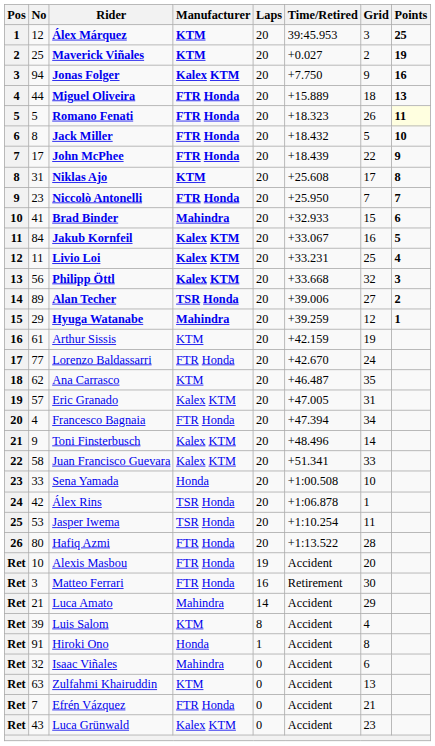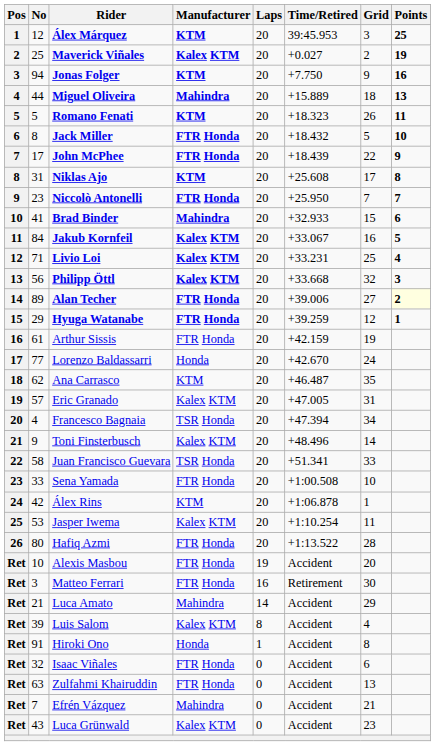(191, 55) KTM -> (208, 55) Kalex KTM
(208, 75) Kalex KTM -> (191, 75) KTM
(208, 96) FTR Honda -> (203, 96) Mahindra
(208, 116) FTR Honda -> (191, 116) KTM
(400, 116) lightyellow background -> (400, 116) no background
(37, 258) 11 -> (38, 258) 71
(207, 299) TSR Honda -> (208, 299) FTR Honda
(398, 299) no background -> (398, 299) lightyellow background
(203, 319) Mahindra -> (208, 319) FTR Honda
(190, 339) KTM -> (205, 339) FTR Honda
(205, 359) FTR Honda -> (193, 359) Honda
(205, 420) FTR Honda -> (205, 420) TSR Honda
(206, 461) Kalex KTM -> (205, 461) TSR Honda
(193, 481) Honda -> (205, 481) FTR Honda
(205, 502) TSR Honda -> (190, 502) KTM
(205, 522) TSR Honda -> (206, 522) Kalex KTM
(190, 623) KTM -> (206, 623) Kalex KTM
(200, 664) Mahindra -> (205, 664) FTR Honda
(190, 684) KTM -> (205, 684) FTR Honda
(205, 705) FTR Honda -> (200, 705) Mahindra
